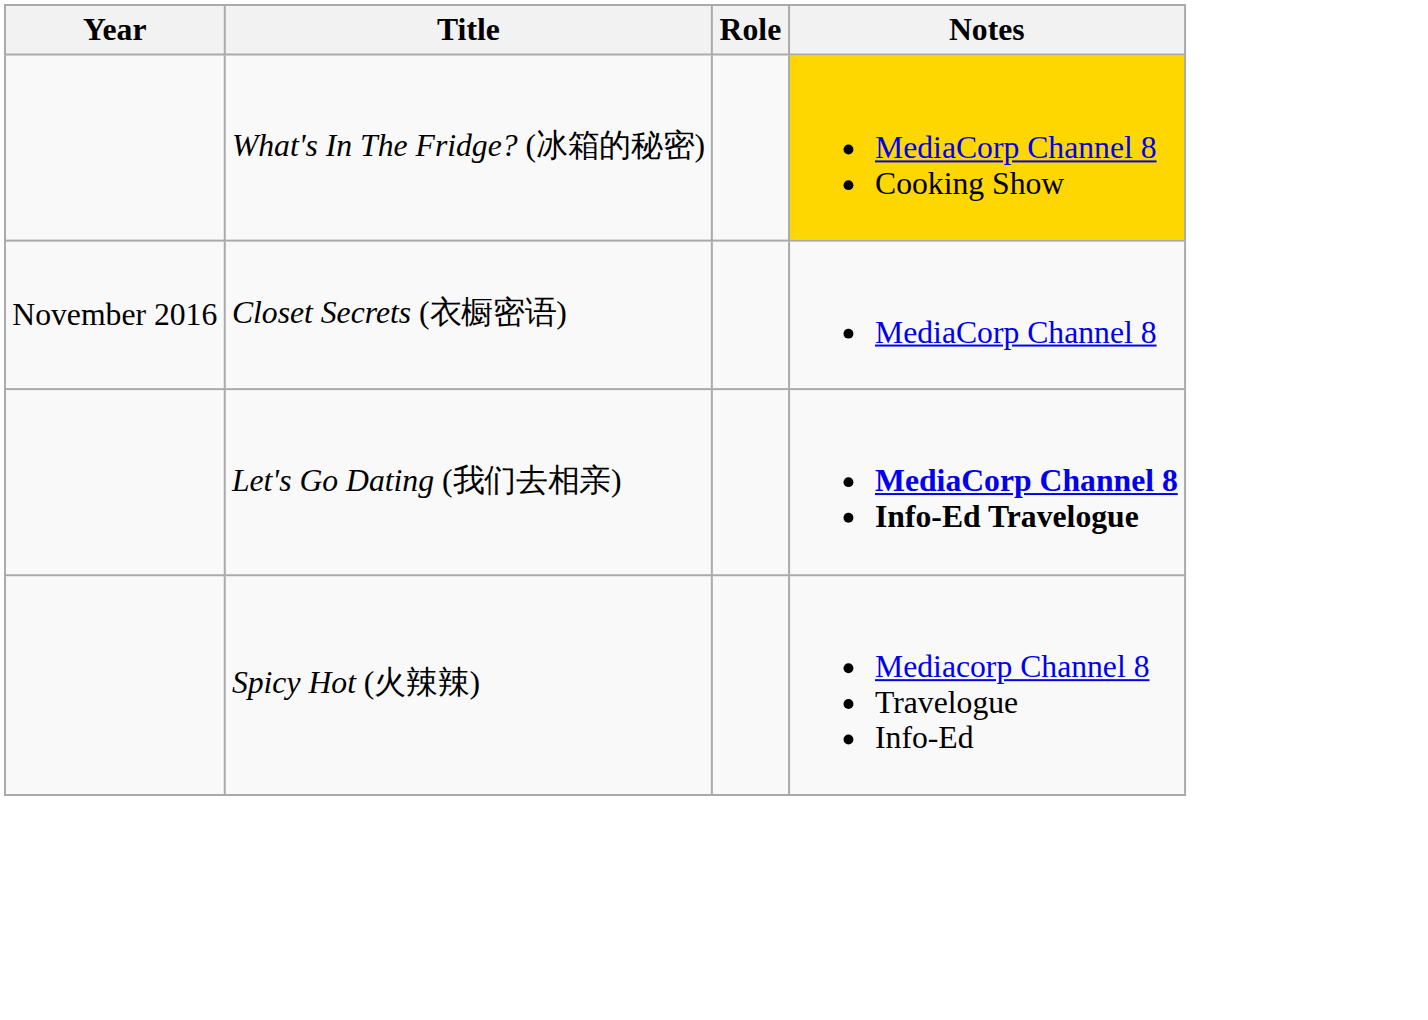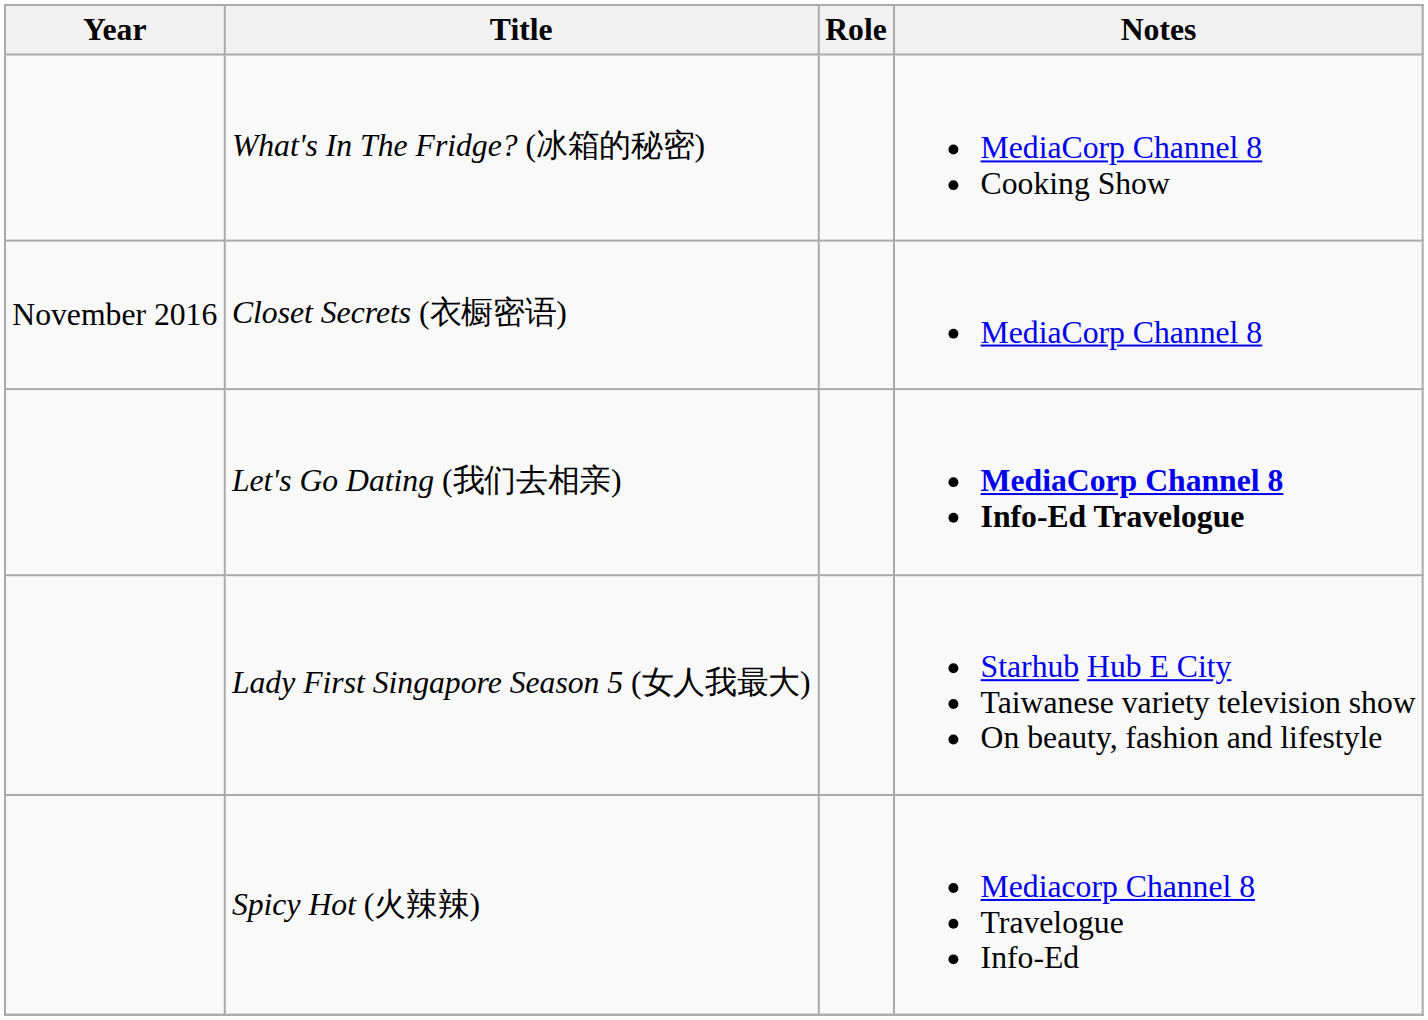(987, 165) gold background -> (1159, 165) no background
+ row: (521, 683)
